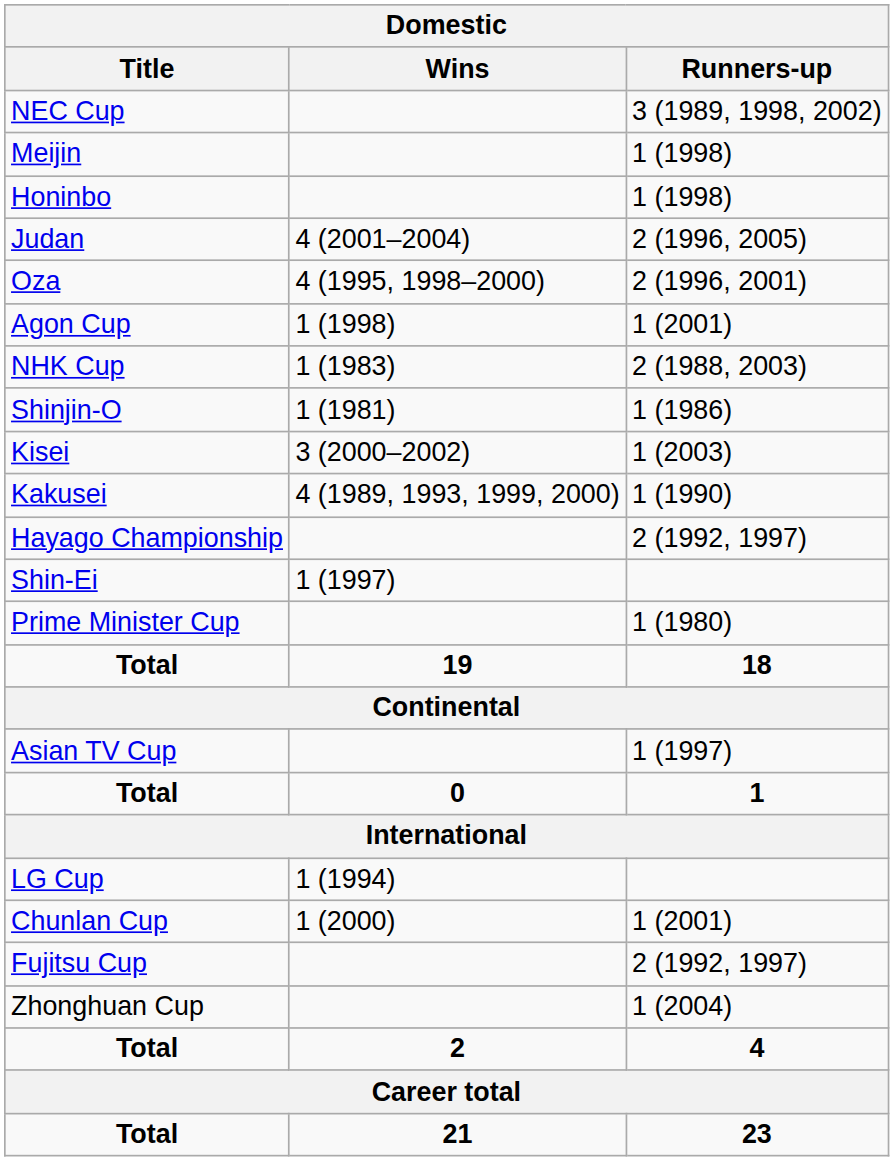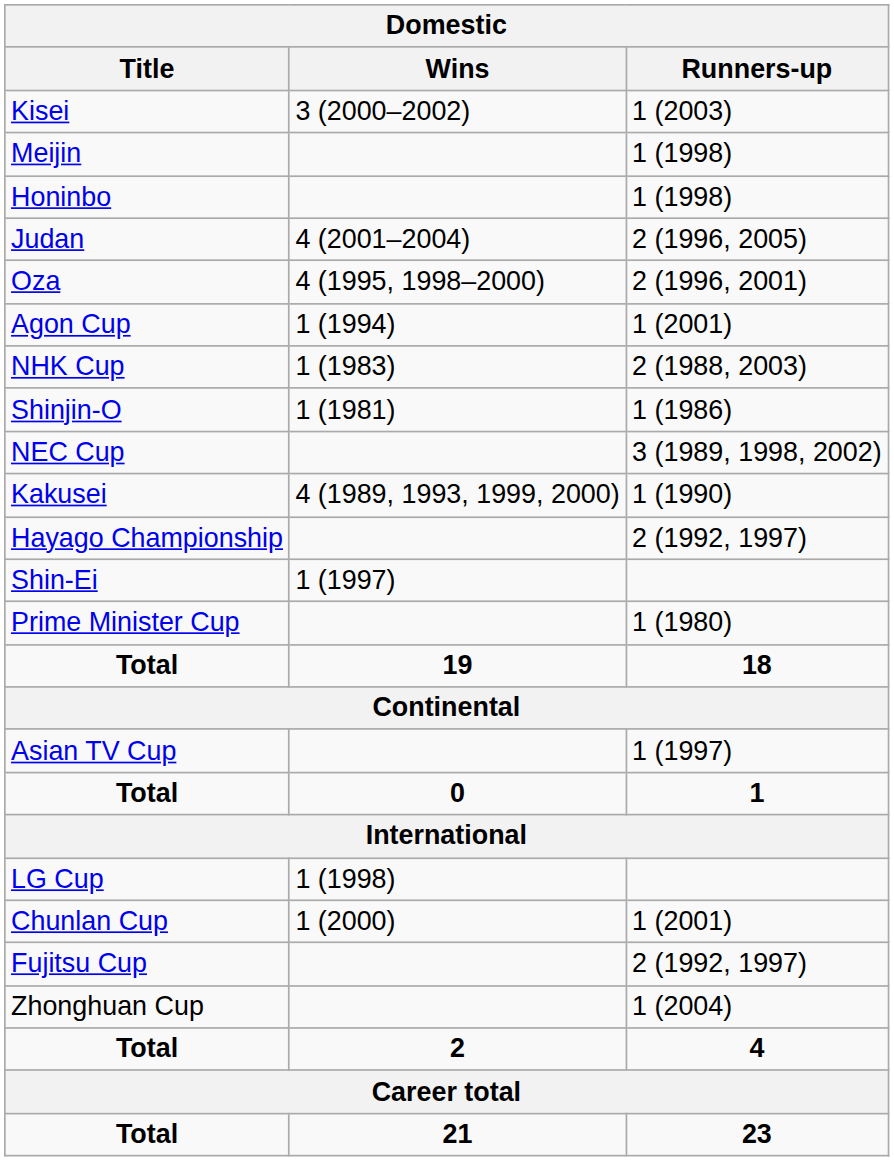rows swapped: (40, 452) <-> (68, 111)
(345, 324) 1 (1998) -> (345, 324) 1 (1994)
(345, 878) 1 (1994) -> (345, 878) 1 (1998)
